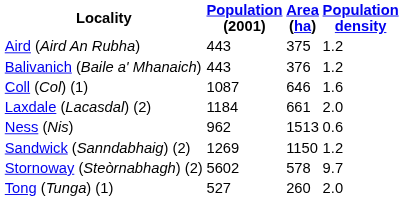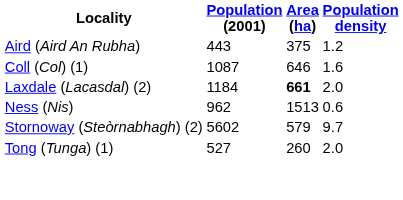- row: (103, 67)
(298, 107) normal -> (298, 87) bold
- row: (98, 148)
(298, 168) 578 -> (298, 127) 579
